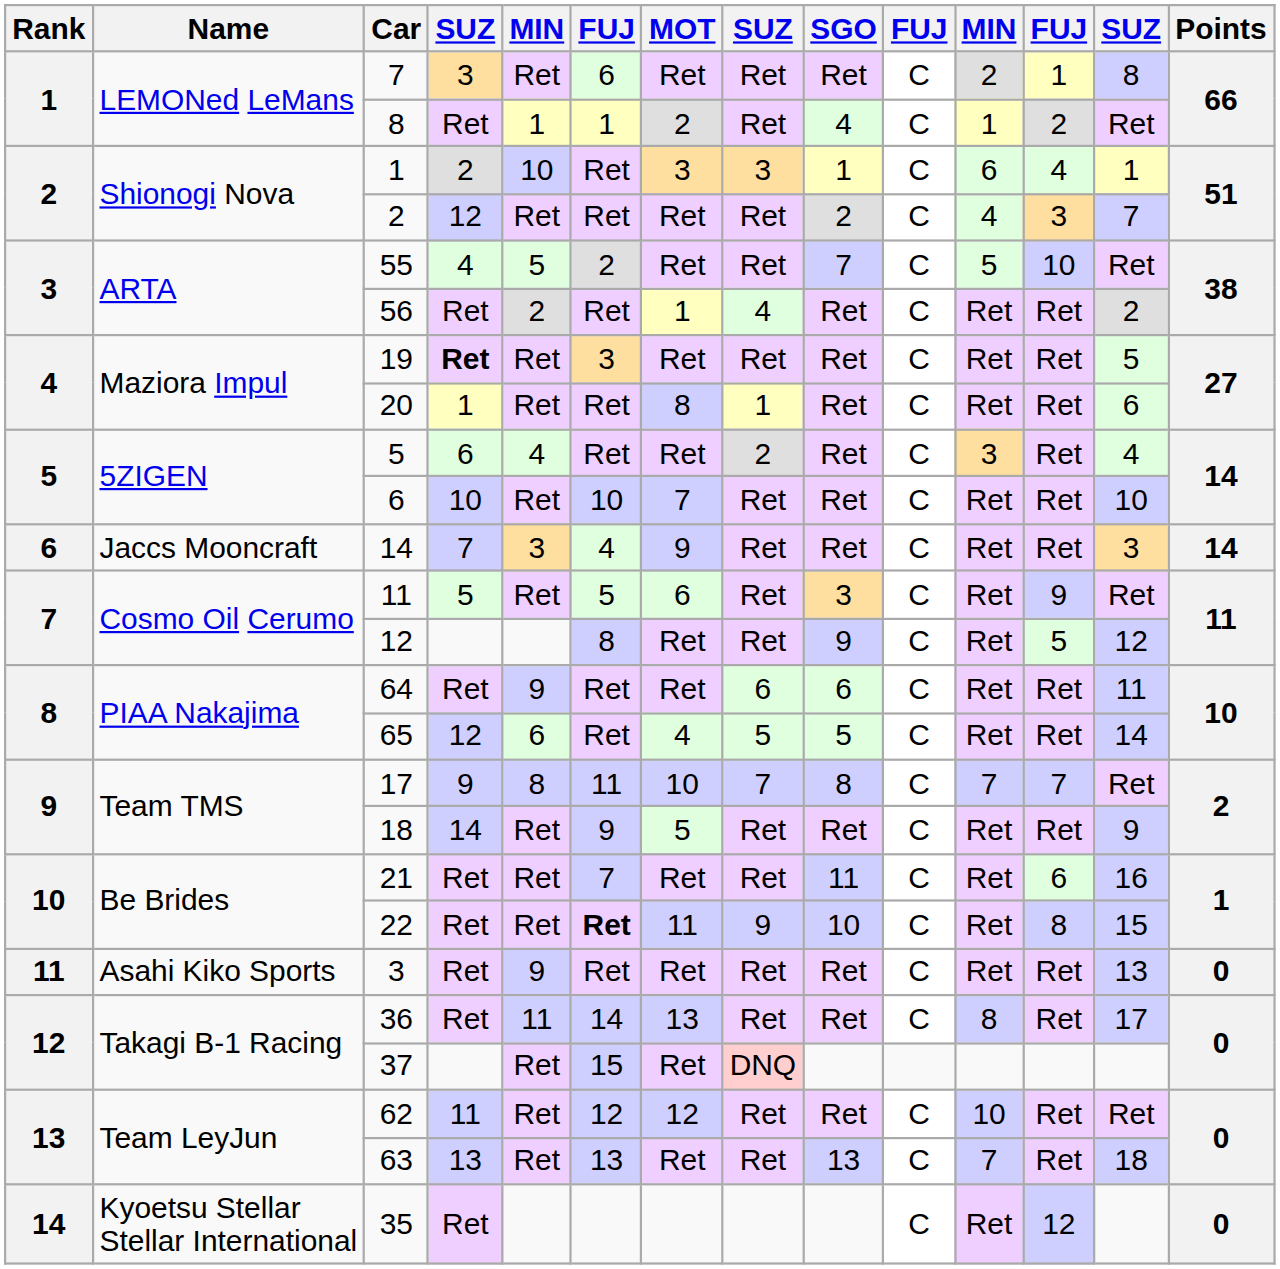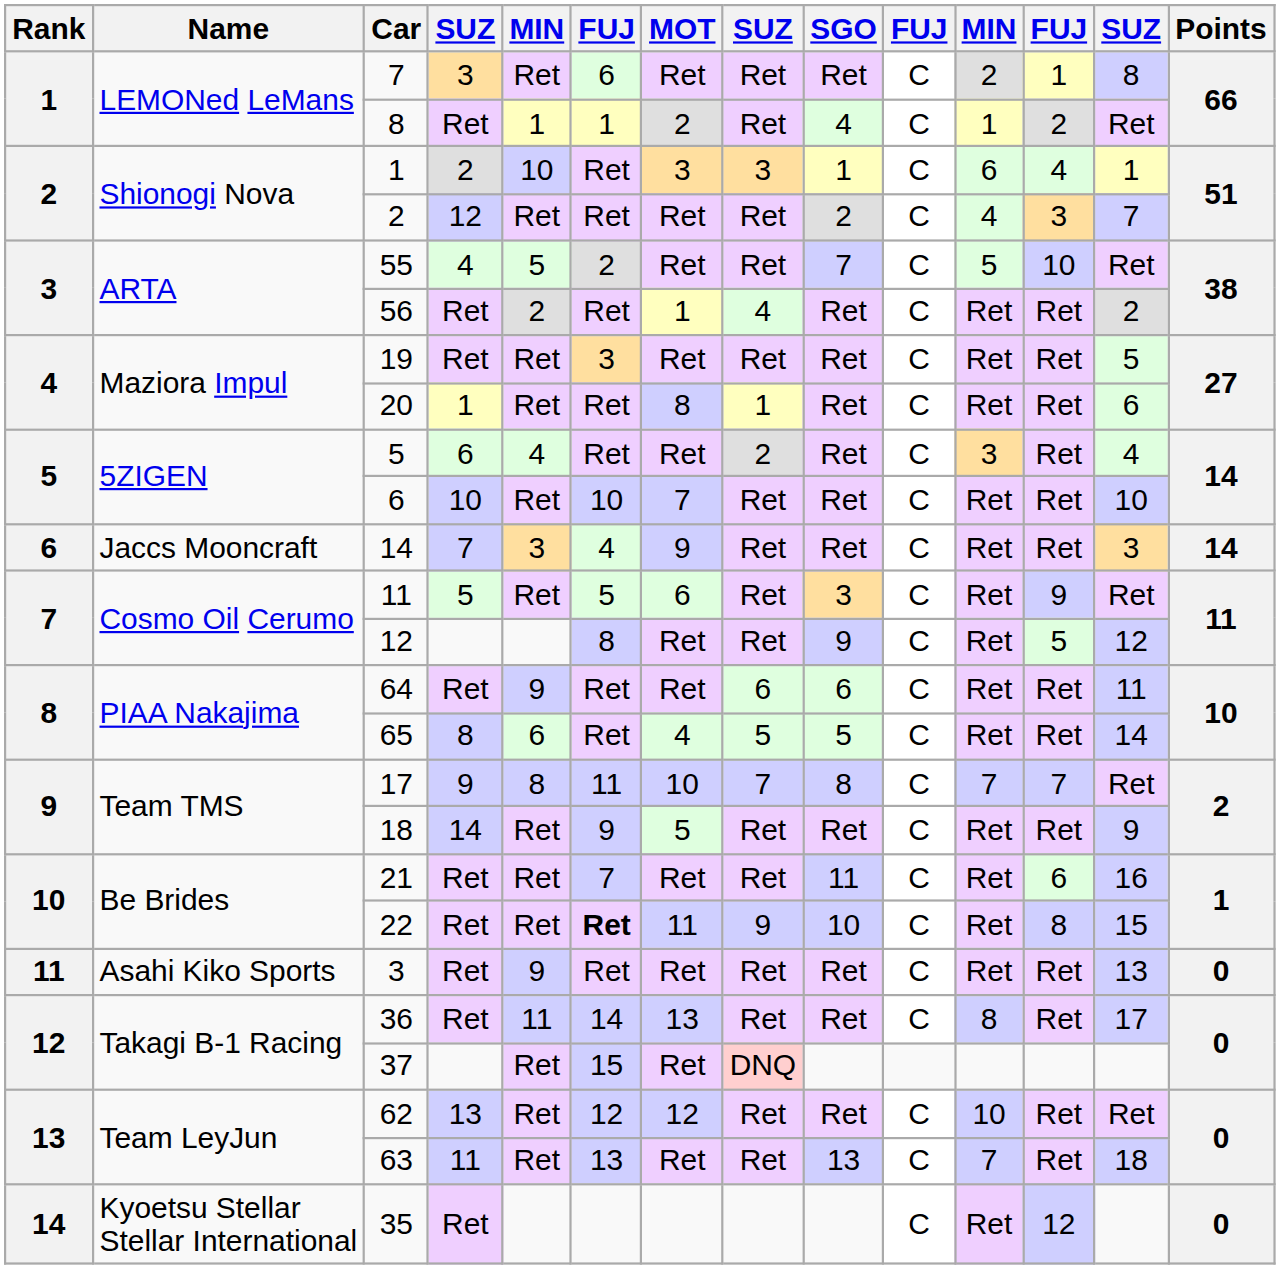(465, 358) bold -> (465, 358) normal
(465, 736) 12 -> (465, 736) 8
(465, 1113) 11 -> (465, 1113) 13
(465, 1160) 13 -> (465, 1160) 11
